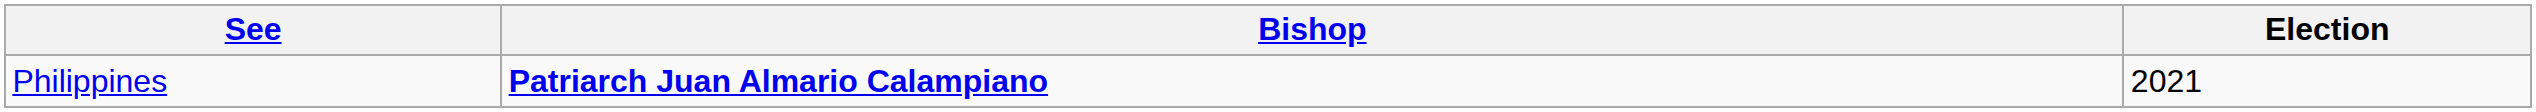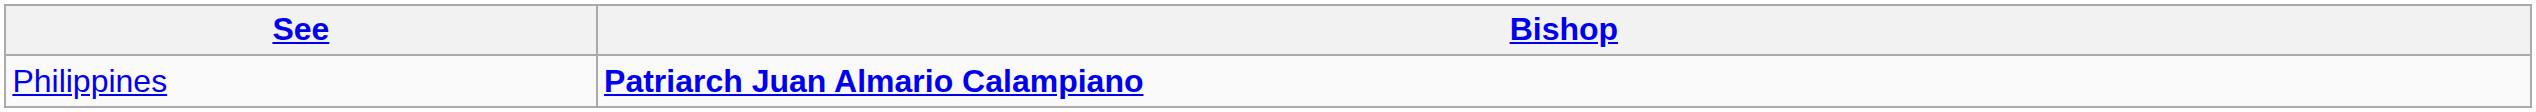- column: (2327, 29)
